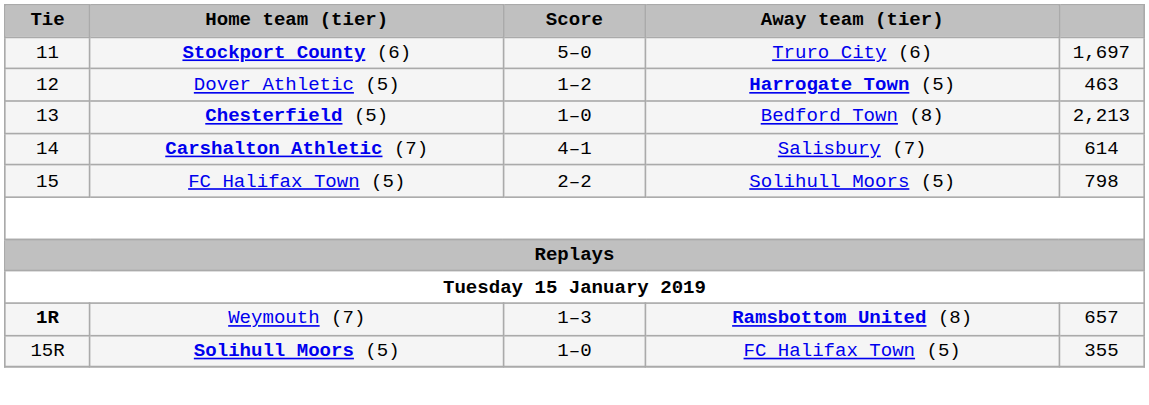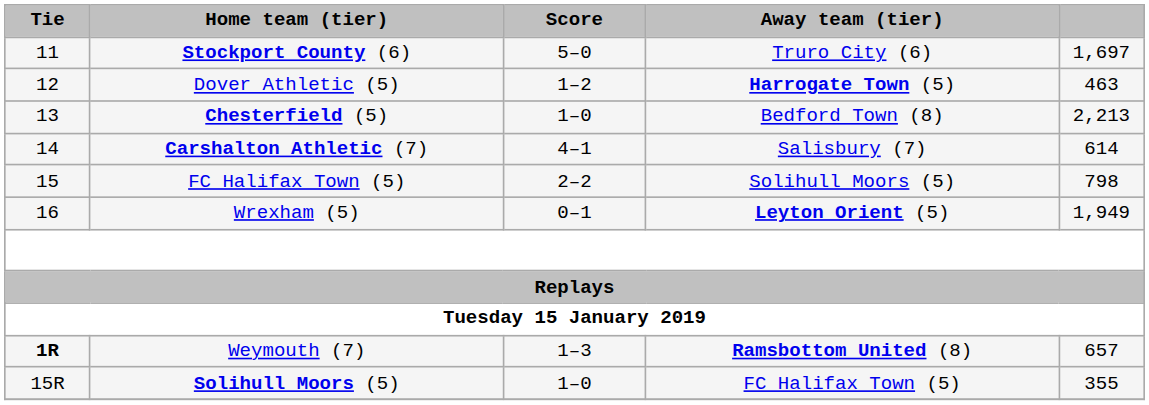+ row: (297, 213)
